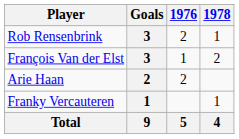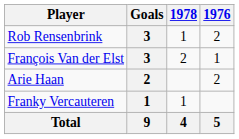columns swapped: (183, 15) <-> (217, 15)
